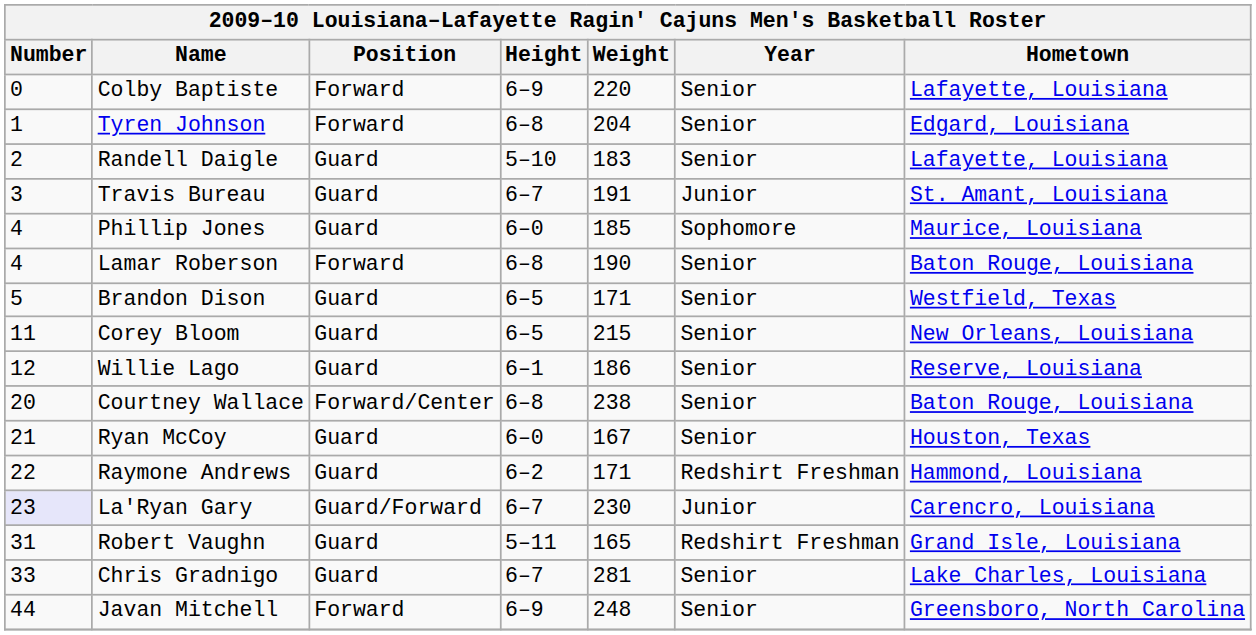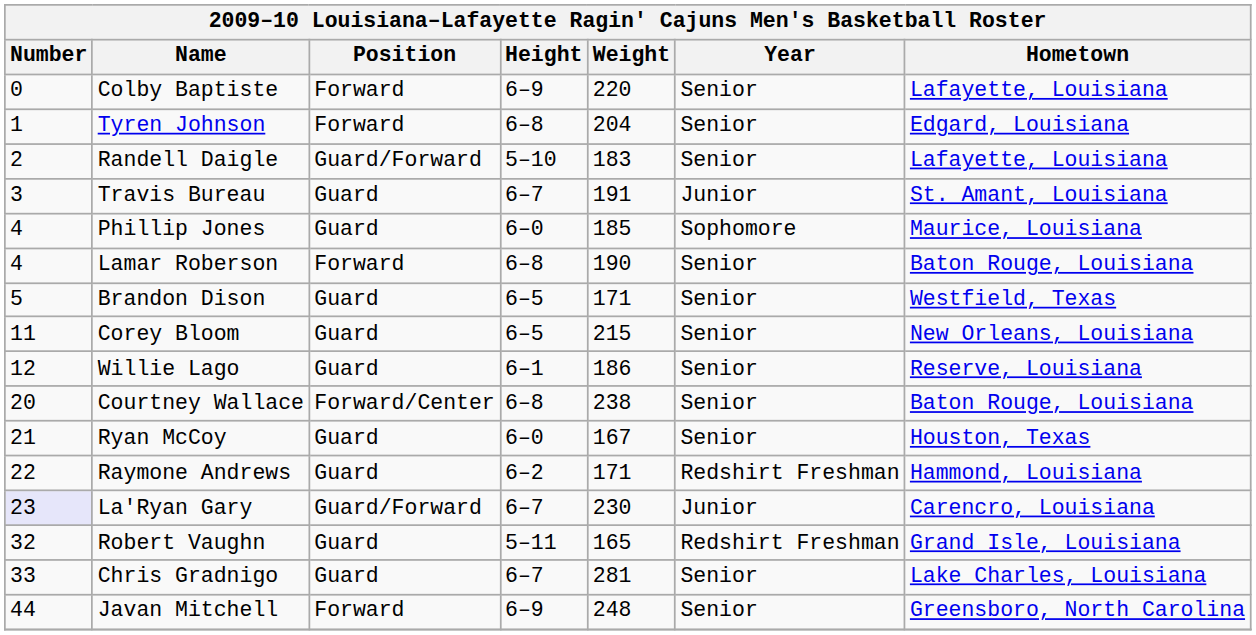(347, 161) Guard -> (398, 161) Guard/Forward
(23, 543) 31 -> (23, 543) 32
